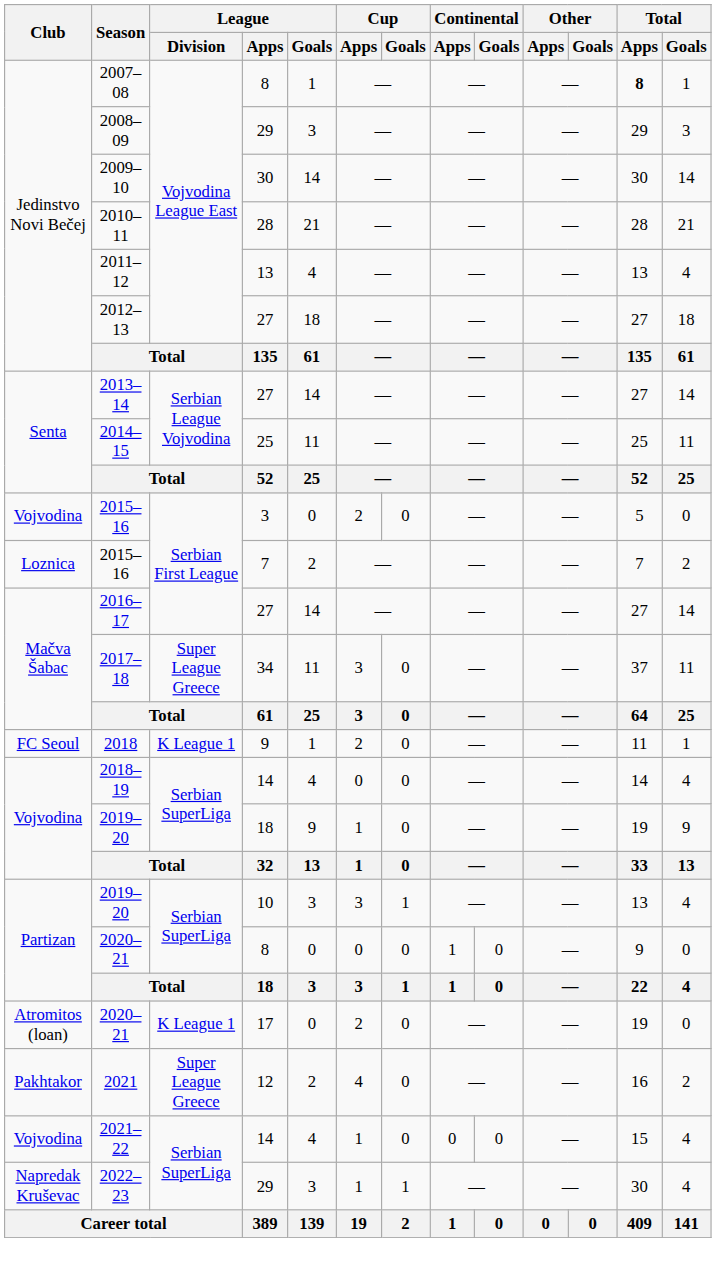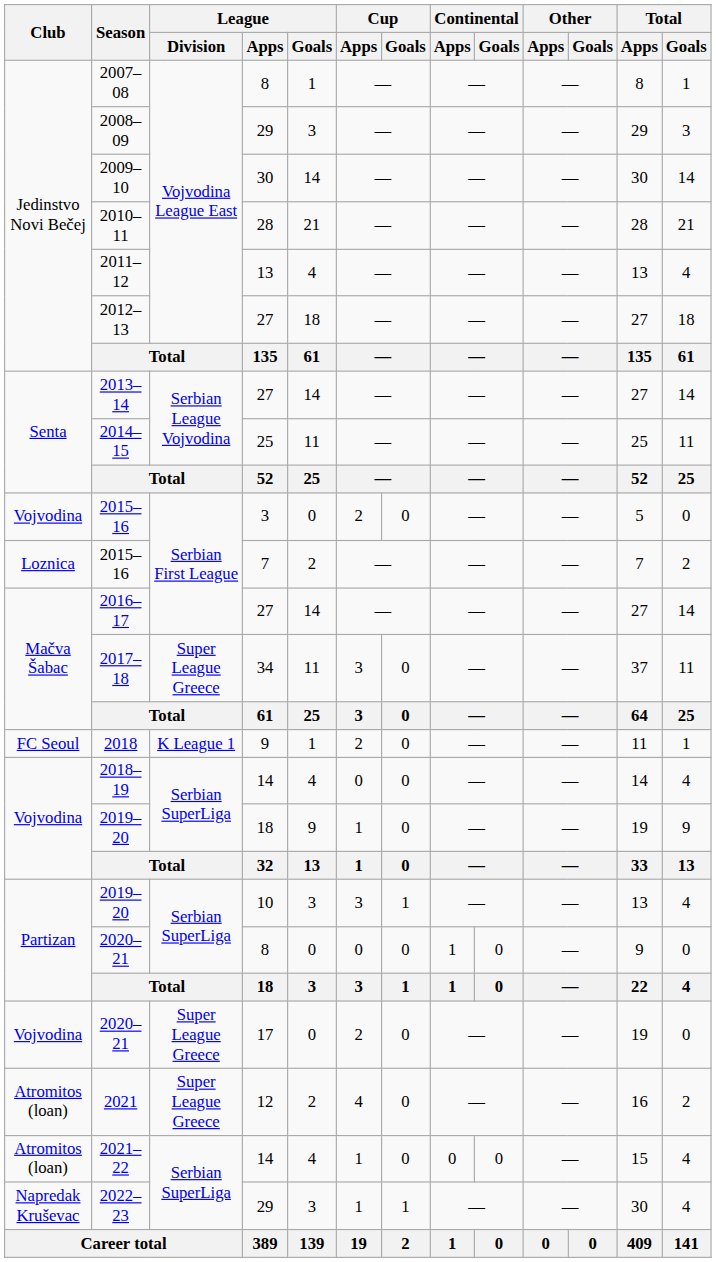(639, 83) bold -> (639, 83) normal
(48, 1024) Atromitos (loan) -> (48, 1034) Vojvodina
(196, 1024) K League 1 -> (196, 1034) Super League Greece
(48, 1082) Pakhtakor -> (48, 1101) Atromitos (loan)
(48, 1139) Vojvodina -> (48, 1158) Atromitos (loan)
